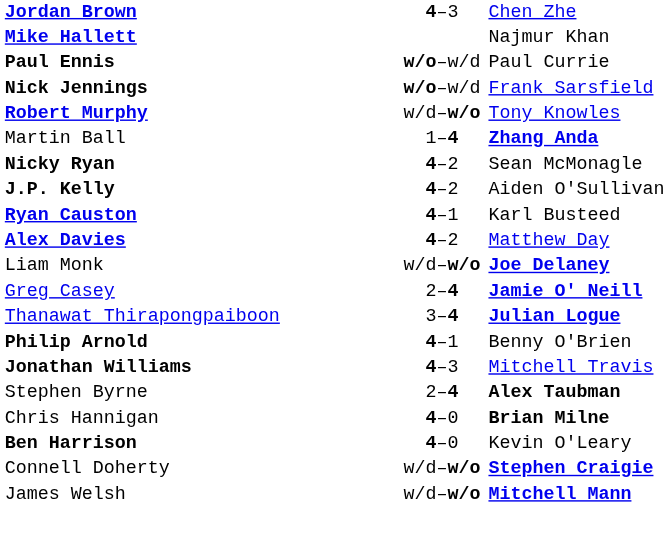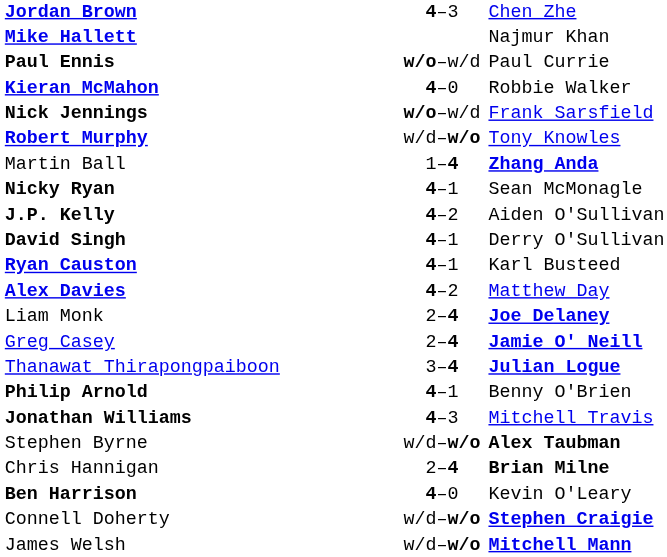+ row: (82, 88)
(442, 164) 4–2 -> (442, 189) 4–1
+ row: (65, 240)
(442, 265) w/d–w/o -> (442, 316) 2–4
(442, 392) 2–4 -> (442, 443) w/d–w/o
(442, 418) 4–0 -> (442, 468) 2–4
